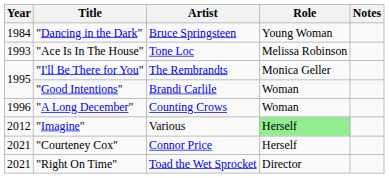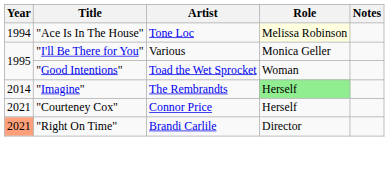- row: (89, 32)
(19, 51) 1993 -> (19, 32) 1994
(305, 51) no background -> (305, 32) lightyellow background
(188, 70) The Rembrandts -> (167, 51) Various
(183, 88) Brandi Carlile -> (203, 70) Toad the Wet Sprocket
- row: (85, 107)
(19, 126) 2012 -> (19, 88) 2014
(167, 126) Various -> (188, 88) The Rembrandts
(19, 164) no background -> (19, 126) lightsalmon background
(203, 164) Toad the Wet Sprocket -> (183, 126) Brandi Carlile
